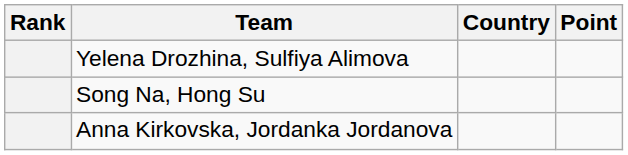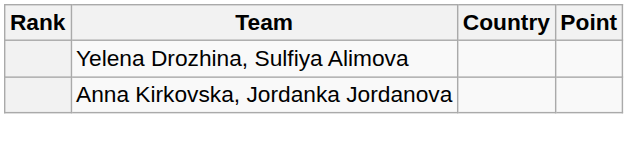- row: (171, 94)
